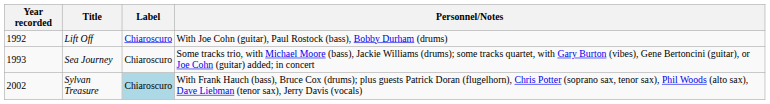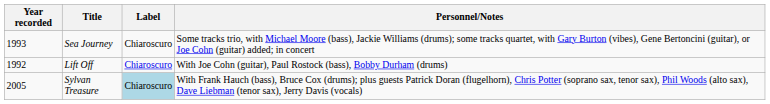rows swapped: (79, 38) <-> (89, 59)
(16, 86) 2002 -> (16, 86) 2005
